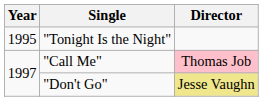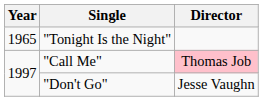(22, 38) 1995 -> (22, 38) 1965
(216, 84) khaki background -> (216, 84) no background
